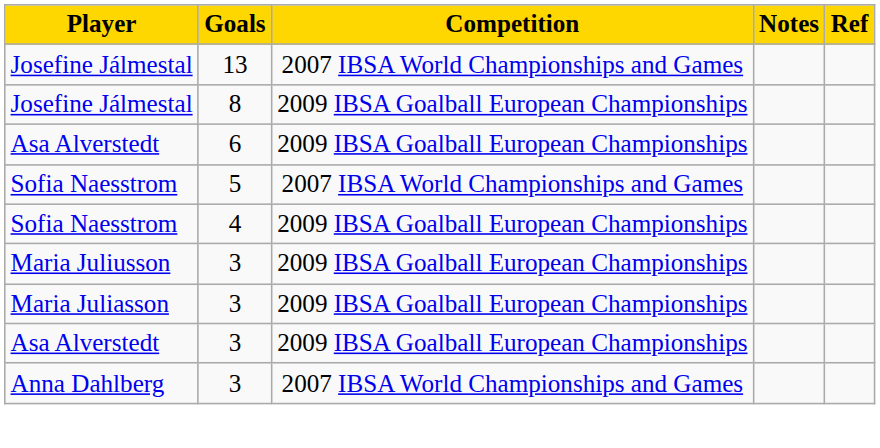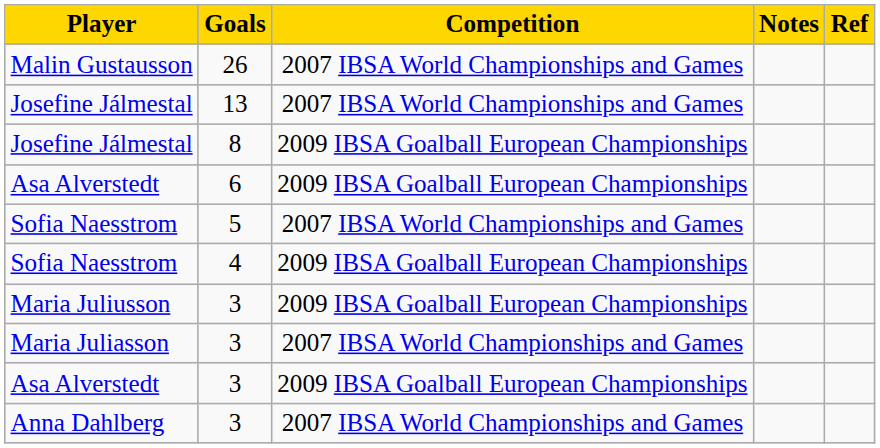+ row: (102, 64)
(512, 303) 2009 IBSA Goalball European Championships -> (512, 343) 2007 IBSA World Championships and Games
